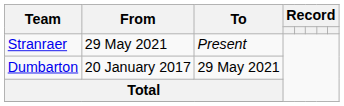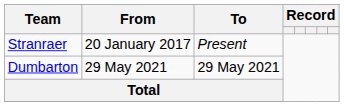(126, 44) 29 May 2021 -> (138, 44) 20 January 2017
(138, 67) 20 January 2017 -> (126, 67) 29 May 2021
